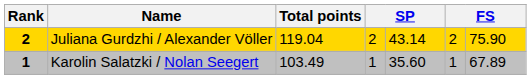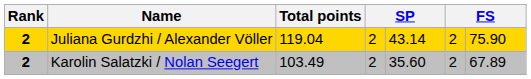(26, 62) 1 -> (26, 62) 2
(372, 62) 1 -> (372, 62) 2
(453, 62) 1 -> (453, 62) 2
